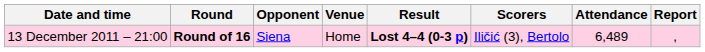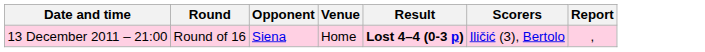- column: (612, 15)
(212, 36) bold -> (210, 36) normal
